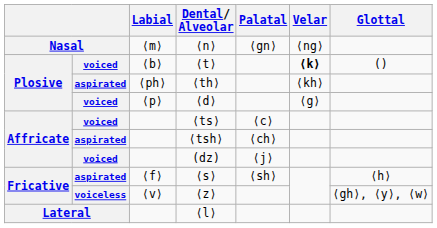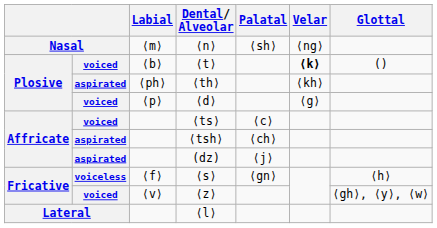(263, 46) ⟨gn⟩ -> (263, 46) ⟨sh⟩
(100, 158) voiced -> (100, 158) aspirated
(100, 177) aspirated -> (100, 177) voiceless
(263, 176) ⟨sh⟩ -> (263, 176) ⟨gn⟩
(100, 196) voiceless -> (100, 196) voiced
